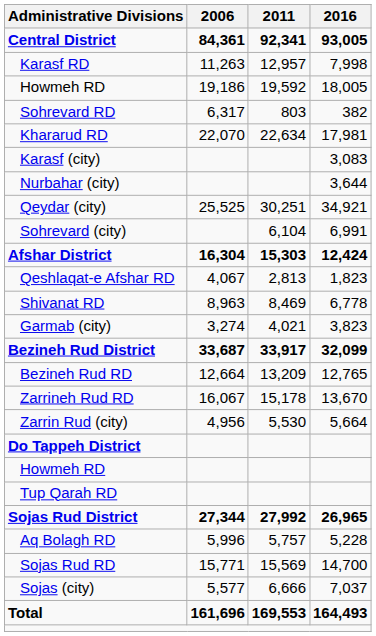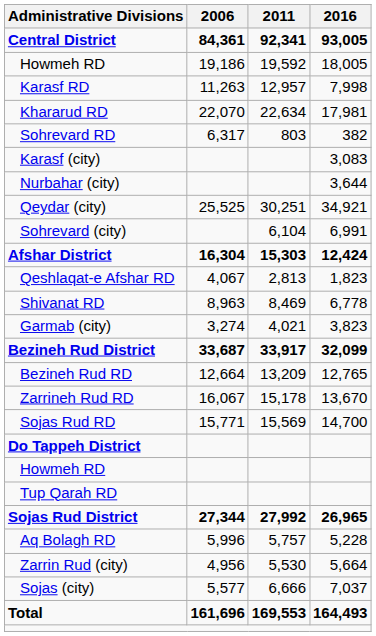rows swapped: (63, 87) <-> (55, 64)
rows swapped: (64, 135) <-> (68, 111)
rows swapped: (74, 421) <-> (68, 565)
